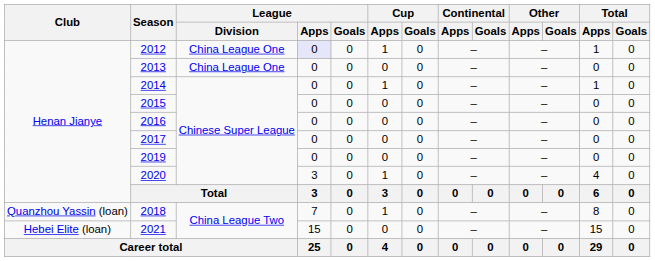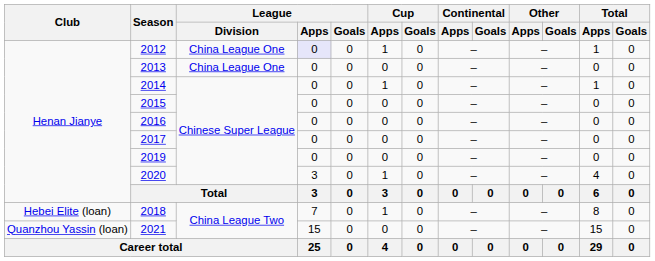(67, 211) Quanzhou Yassin (loan) -> (67, 211) Hebei Elite (loan)
(67, 229) Hebei Elite (loan) -> (67, 229) Quanzhou Yassin (loan)
